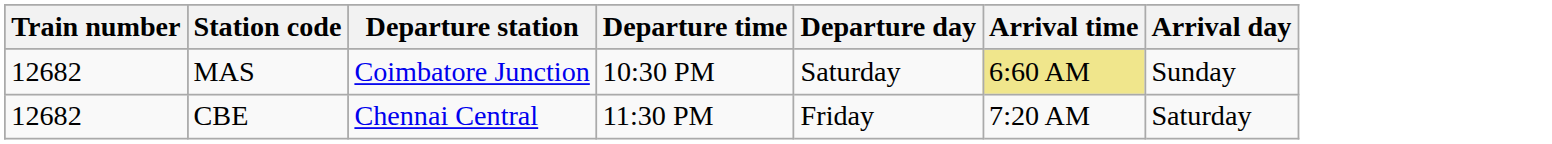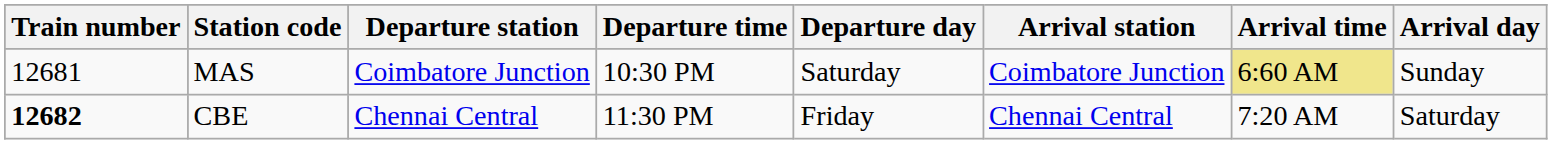+ column: (1107, 26)
(47, 71) 12682 -> (47, 71) 12681
(47, 116) normal -> (47, 116) bold
